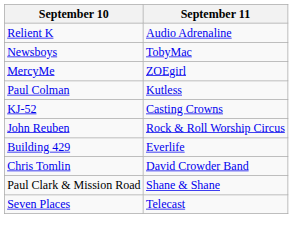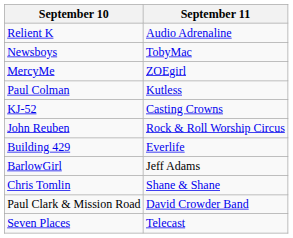+ row: (34, 166)
(197, 166) David Crowder Band -> (183, 185) Shane & Shane
(183, 185) Shane & Shane -> (197, 204) David Crowder Band
